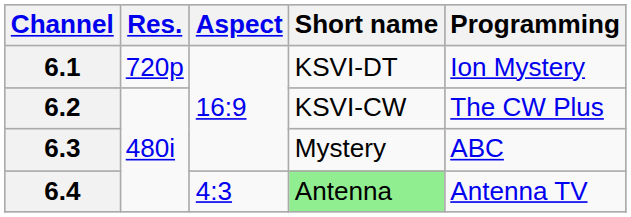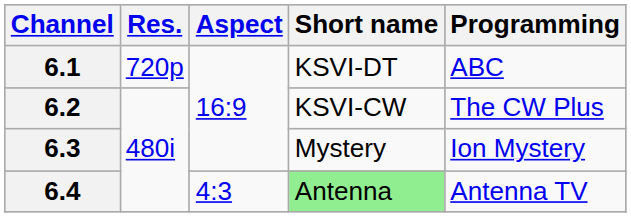(518, 66) Ion Mystery -> (477, 66) ABC
(477, 149) ABC -> (518, 149) Ion Mystery
